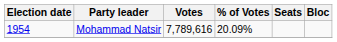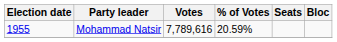(18, 29) 1954 -> (18, 29) 1955
(235, 29) 20.09% -> (235, 29) 20.59%
